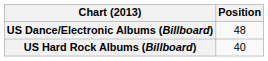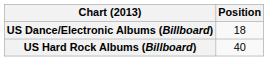(240, 30) 48 -> (240, 30) 18
